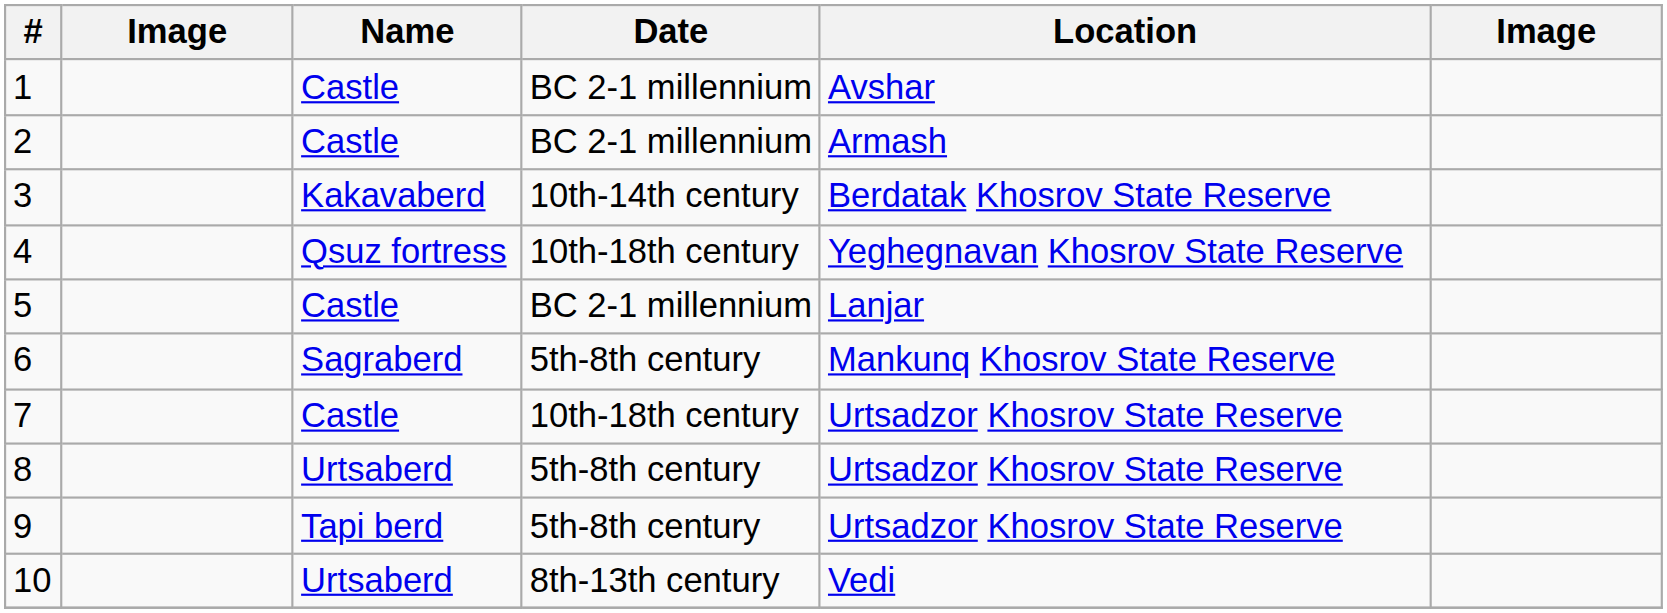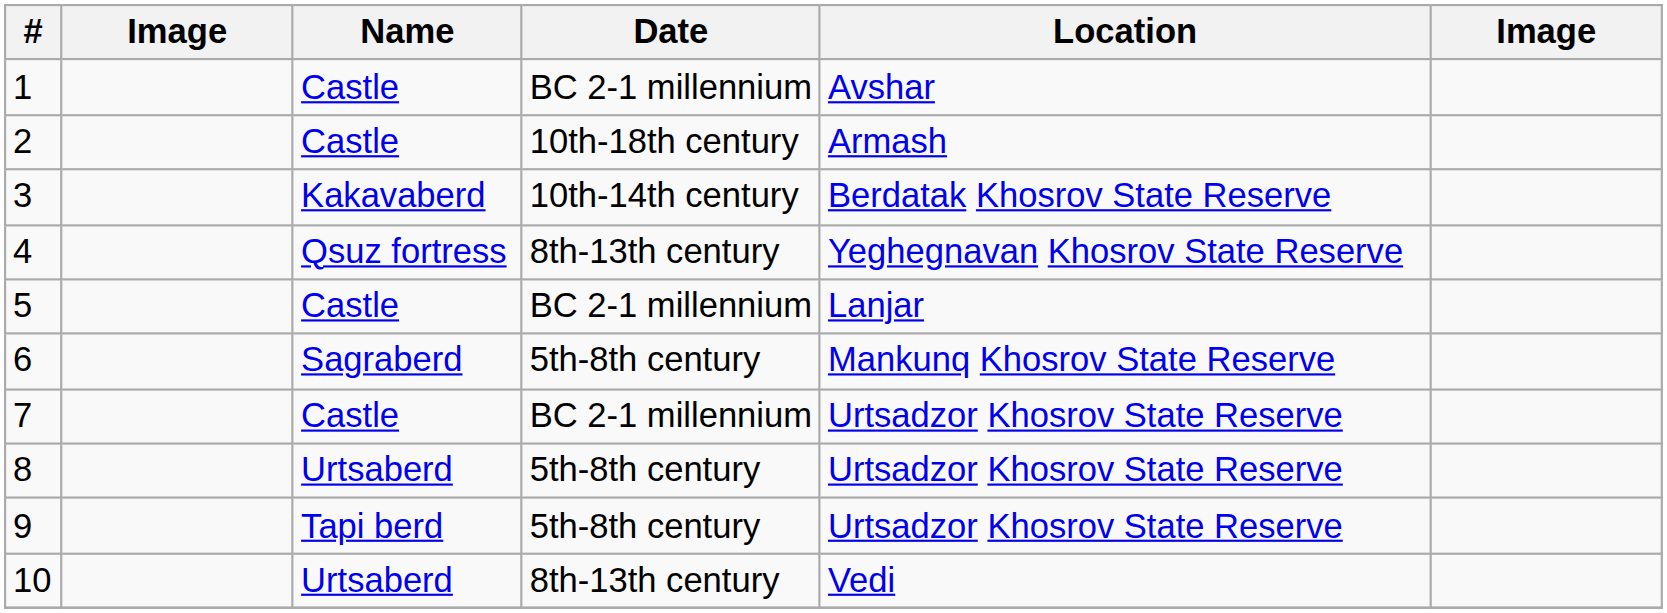(671, 141) BC 2-1 millennium -> (664, 141) 10th-18th century
(664, 251) 10th-18th century -> (655, 251) 8th-13th century
(664, 415) 10th-18th century -> (671, 415) BC 2-1 millennium
